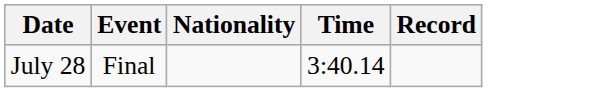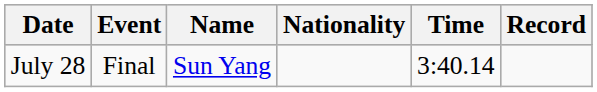+ column: (222, 24)
